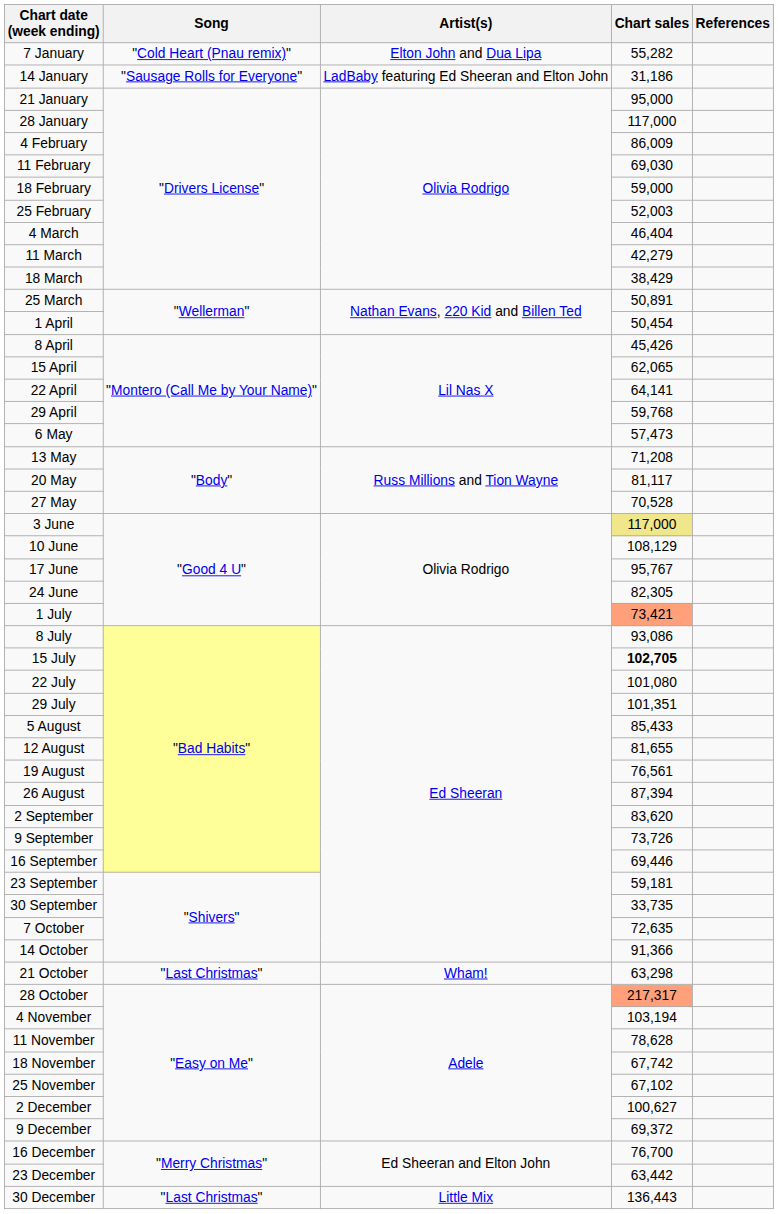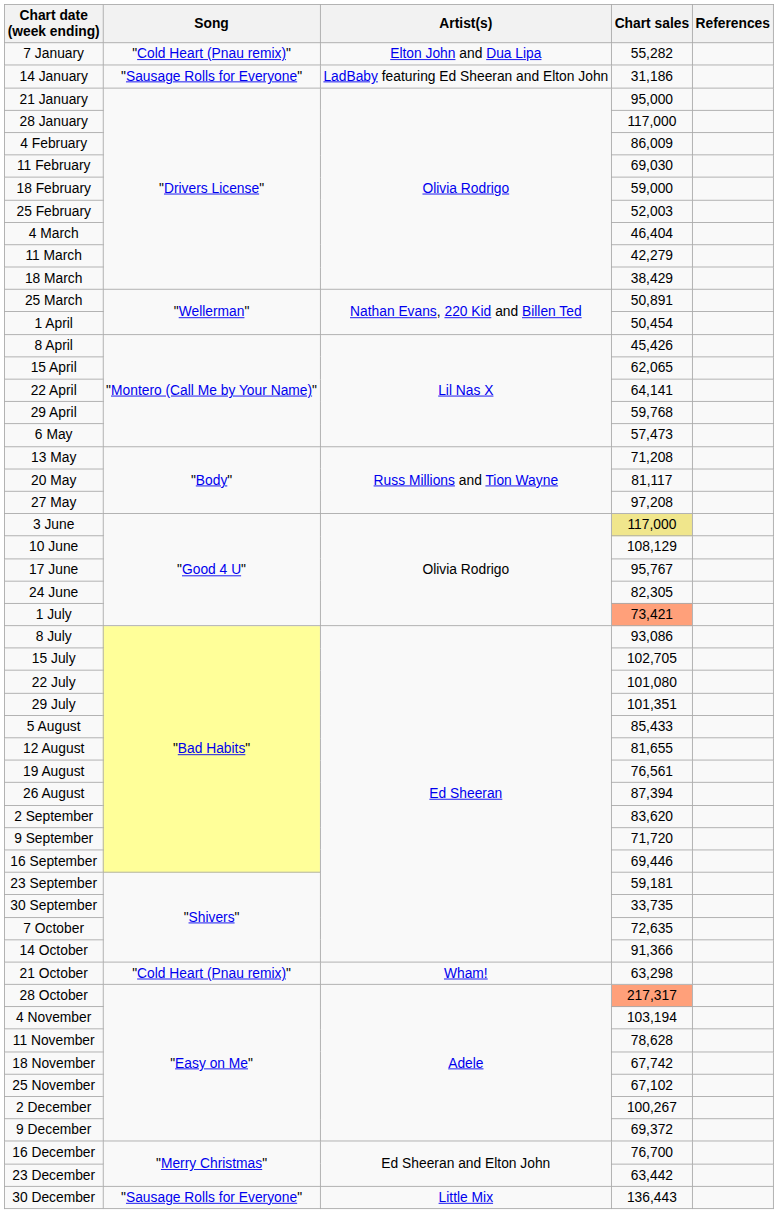(652, 501) 70,528 -> (652, 501) 97,208
(652, 658) bold -> (652, 658) normal
(652, 838) 73,726 -> (652, 838) 71,720
(212, 972) "Last Christmas" -> (212, 972) "Cold Heart (Pnau remix)"
(652, 1107) 100,627 -> (652, 1107) 100,267
(212, 1196) "Last Christmas" -> (212, 1196) "Sausage Rolls for Everyone"
